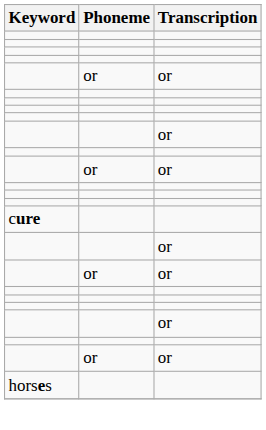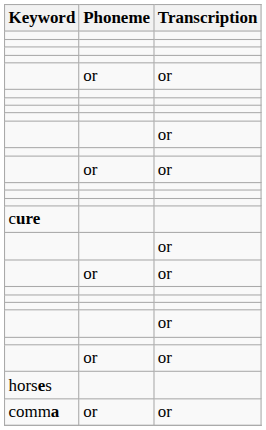+ row: (34, 412)
